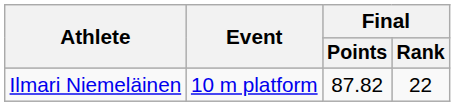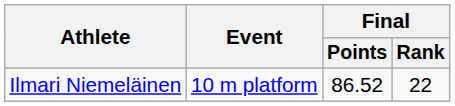(357, 85) 87.82 -> (357, 85) 86.52
